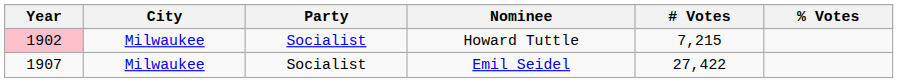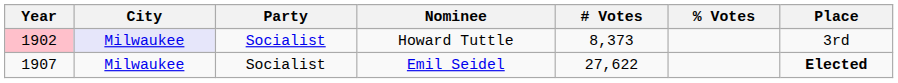+ column: (836, 17)
(165, 41) no background -> (144, 41) lavender background
(699, 41) 7,215 -> (612, 41) 8,373
(700, 65) 27,422 -> (611, 65) 27,622
